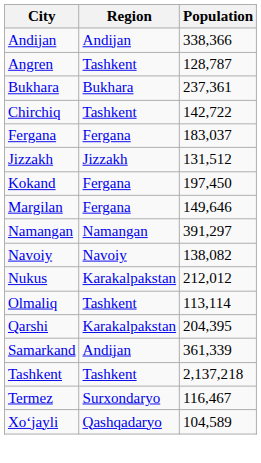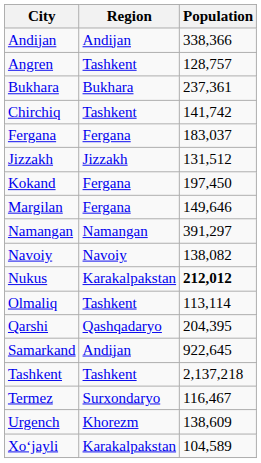(207, 64) 128,787 -> (207, 64) 128,757
(207, 111) 142,722 -> (207, 111) 141,742
(207, 278) normal -> (207, 278) bold
(129, 326) Karakalpakstan -> (122, 326) Qashqadaryo
(207, 350) 361,339 -> (207, 350) 922,645
+ row: (34, 421)
(122, 421) Qashqadaryo -> (129, 445) Karakalpakstan
